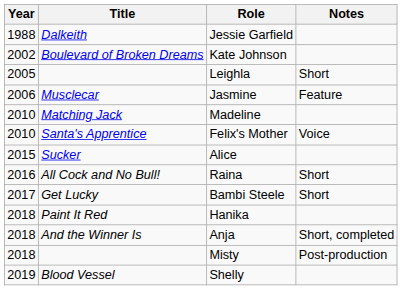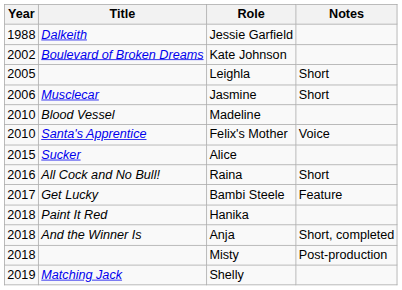(321, 94) Feature -> (314, 94) Short
(82, 114) Matching Jack -> (78, 114) Blood Vessel
(314, 194) Short -> (321, 194) Feature
(78, 275) Blood Vessel -> (82, 275) Matching Jack
